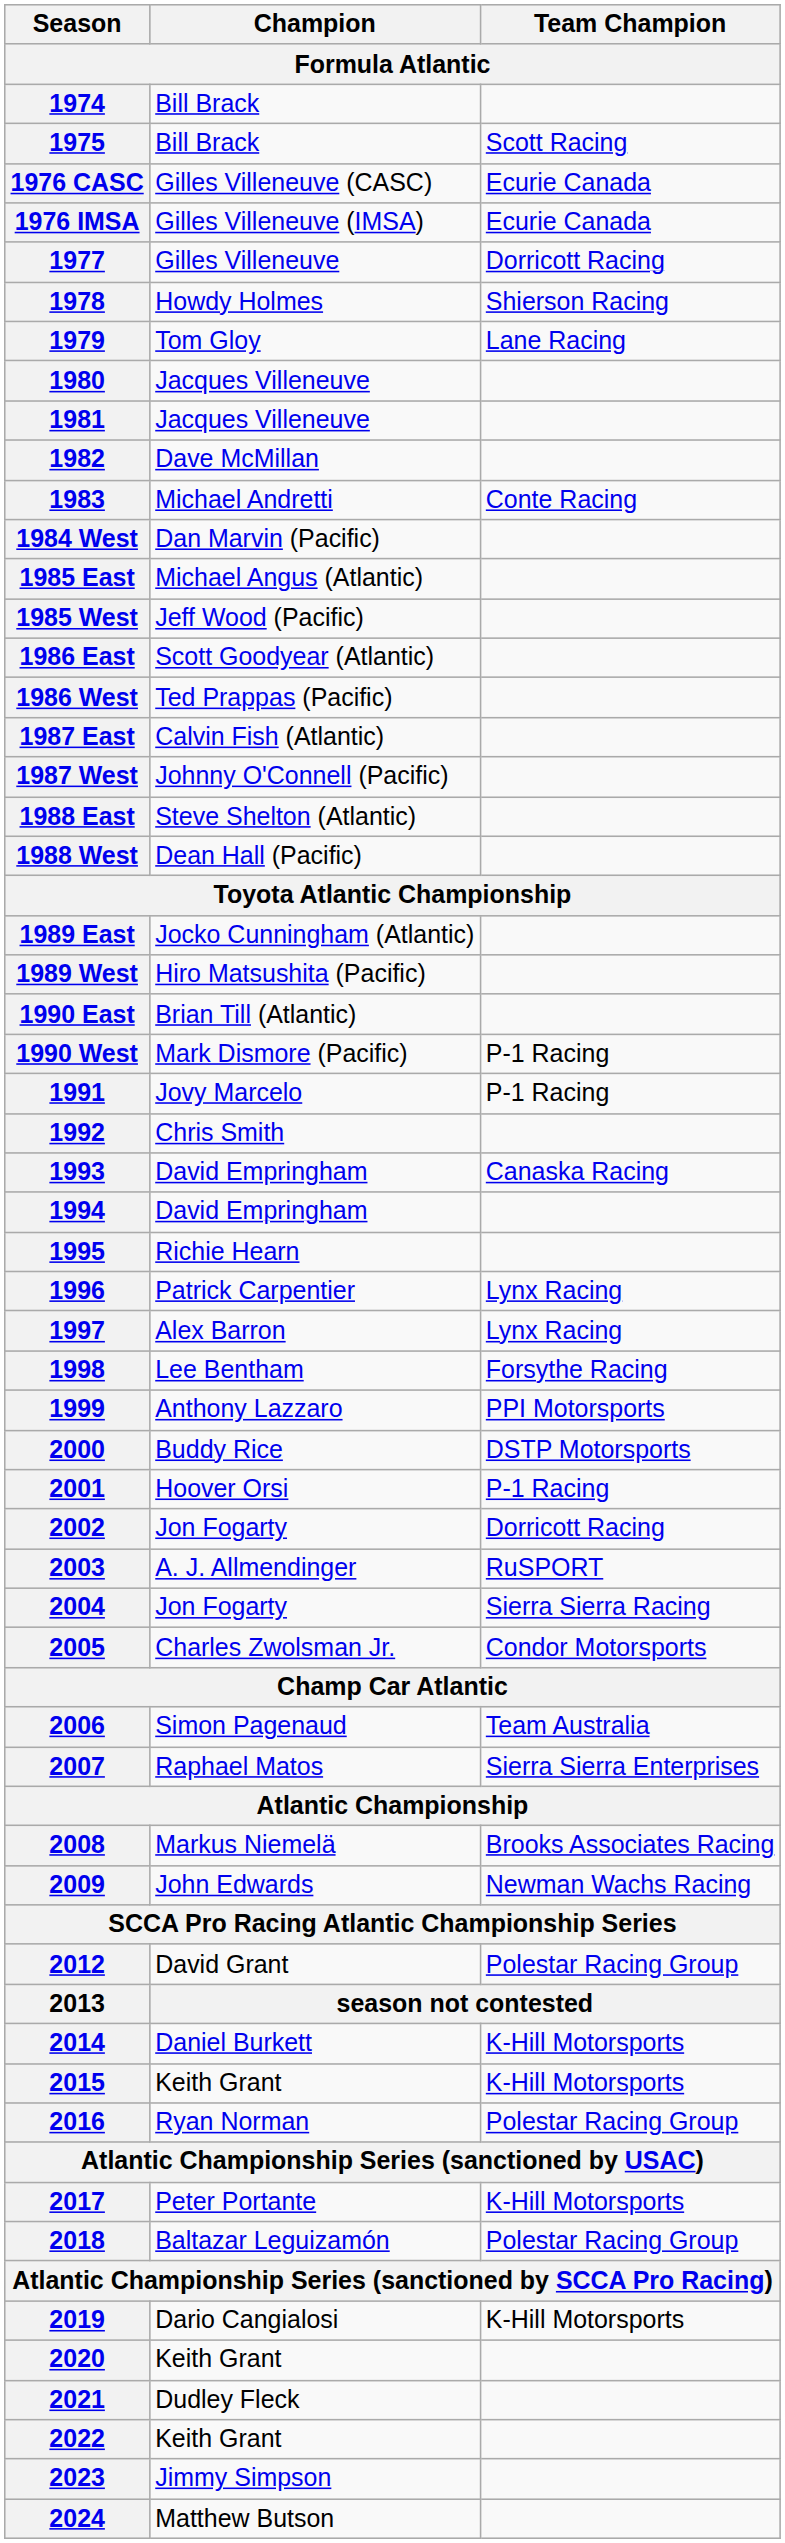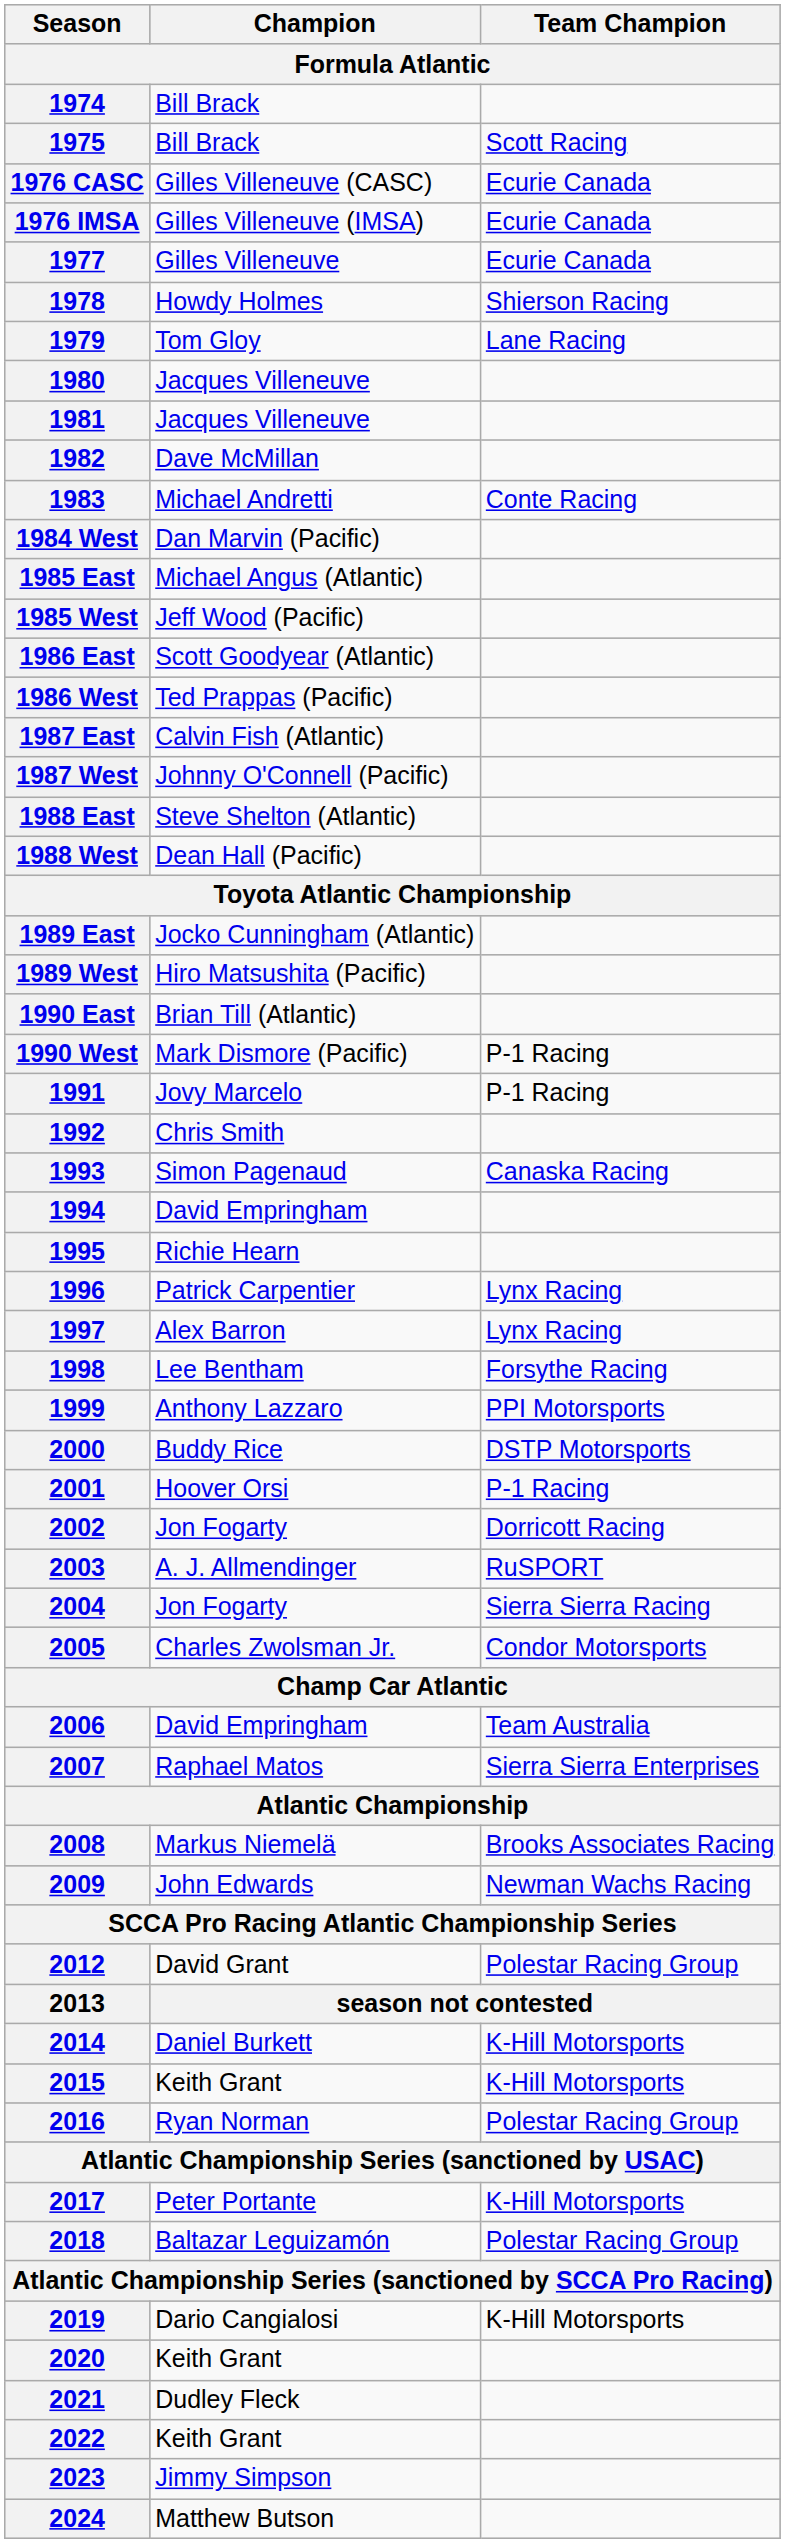(575, 261) Dorricott Racing -> (568, 261) Ecurie Canada
(261, 1172) David Empringham -> (251, 1172) Simon Pagenaud
(251, 1726) Simon Pagenaud -> (261, 1726) David Empringham
